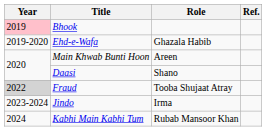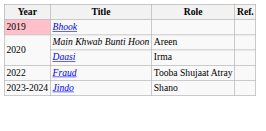- row: (75, 42)
(166, 73) Shano -> (163, 57) Irma
(16, 88) lightgrey background -> (16, 73) no background
(163, 103) Irma -> (166, 88) Shano
- row: (98, 118)
